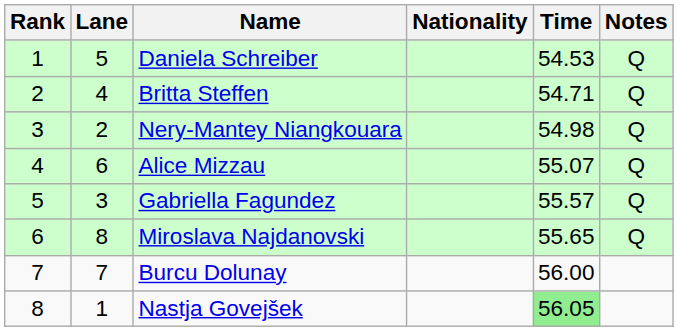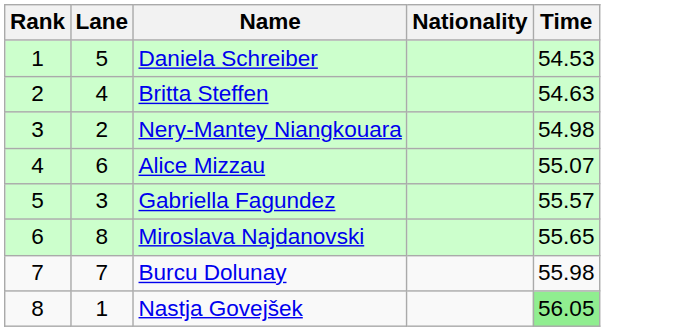- column: (636, 22)
(566, 93) 54.71 -> (566, 93) 54.63
(566, 272) 56.00 -> (566, 272) 55.98
